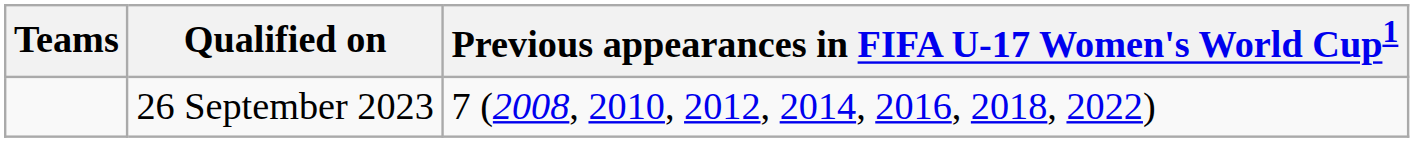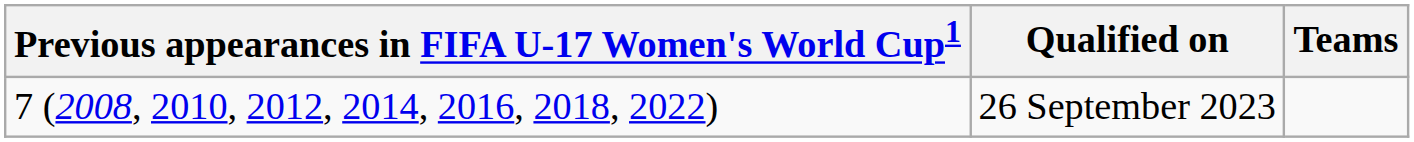columns swapped: (66, 39) <-> (925, 39)
